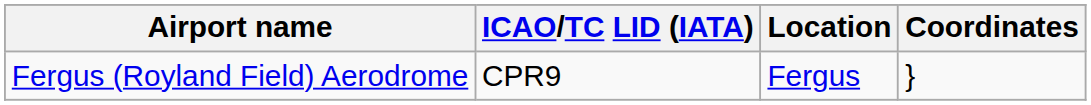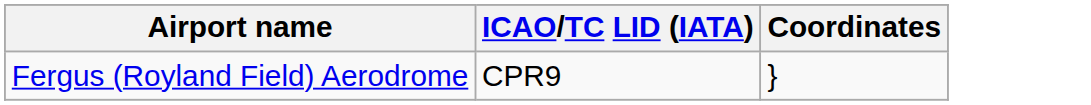- column: (829, 28)
